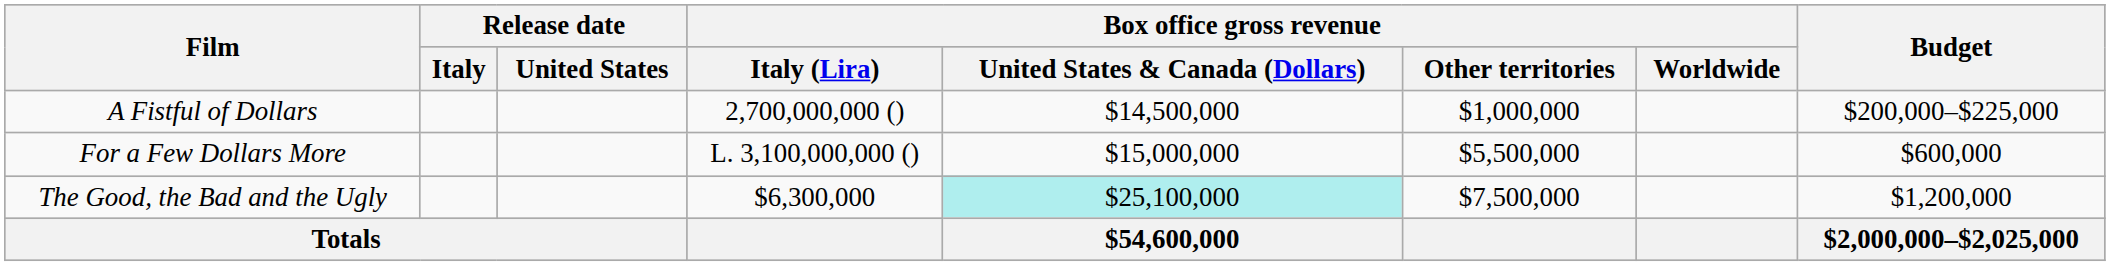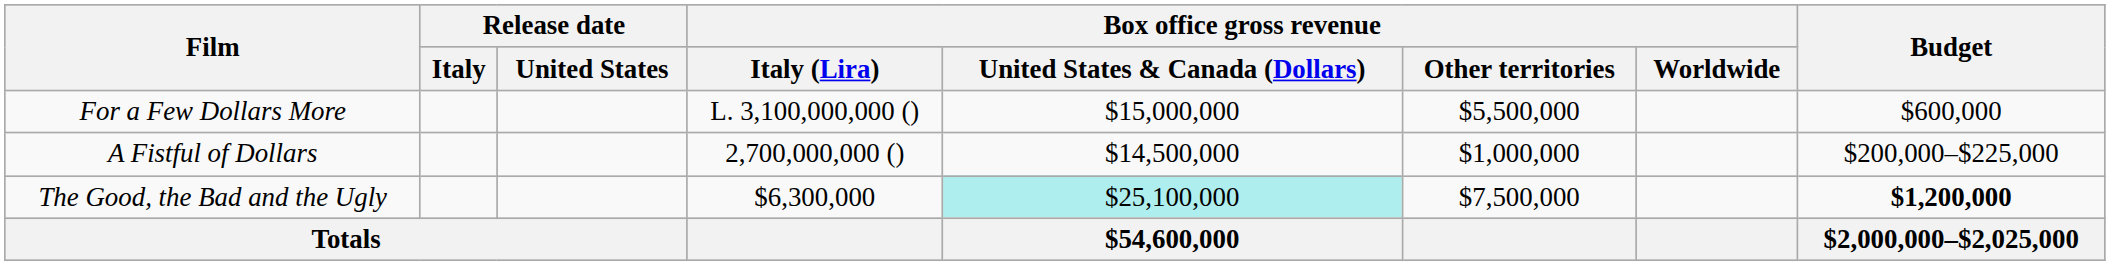rows swapped: (213, 111) <-> (213, 153)
(1951, 196) normal -> (1951, 196) bold
